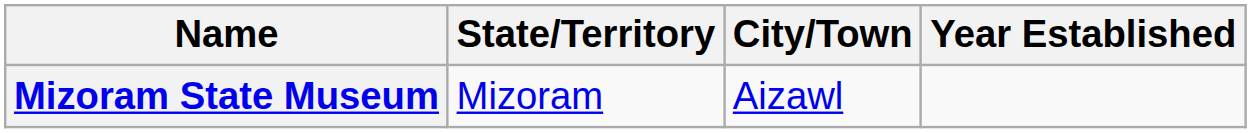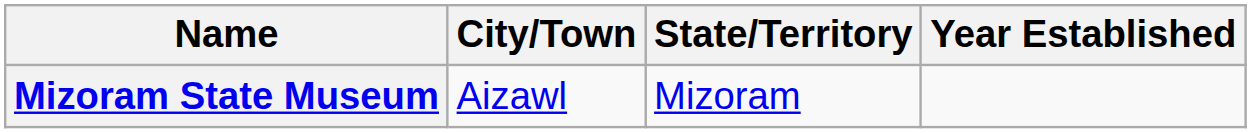columns swapped: (823, 34) <-> (586, 34)
